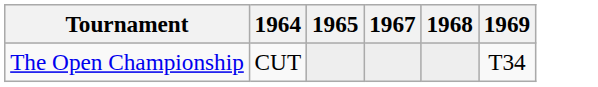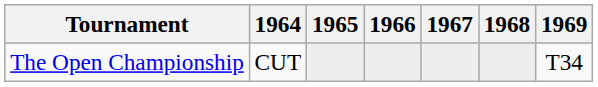+ column: (392, 23)
